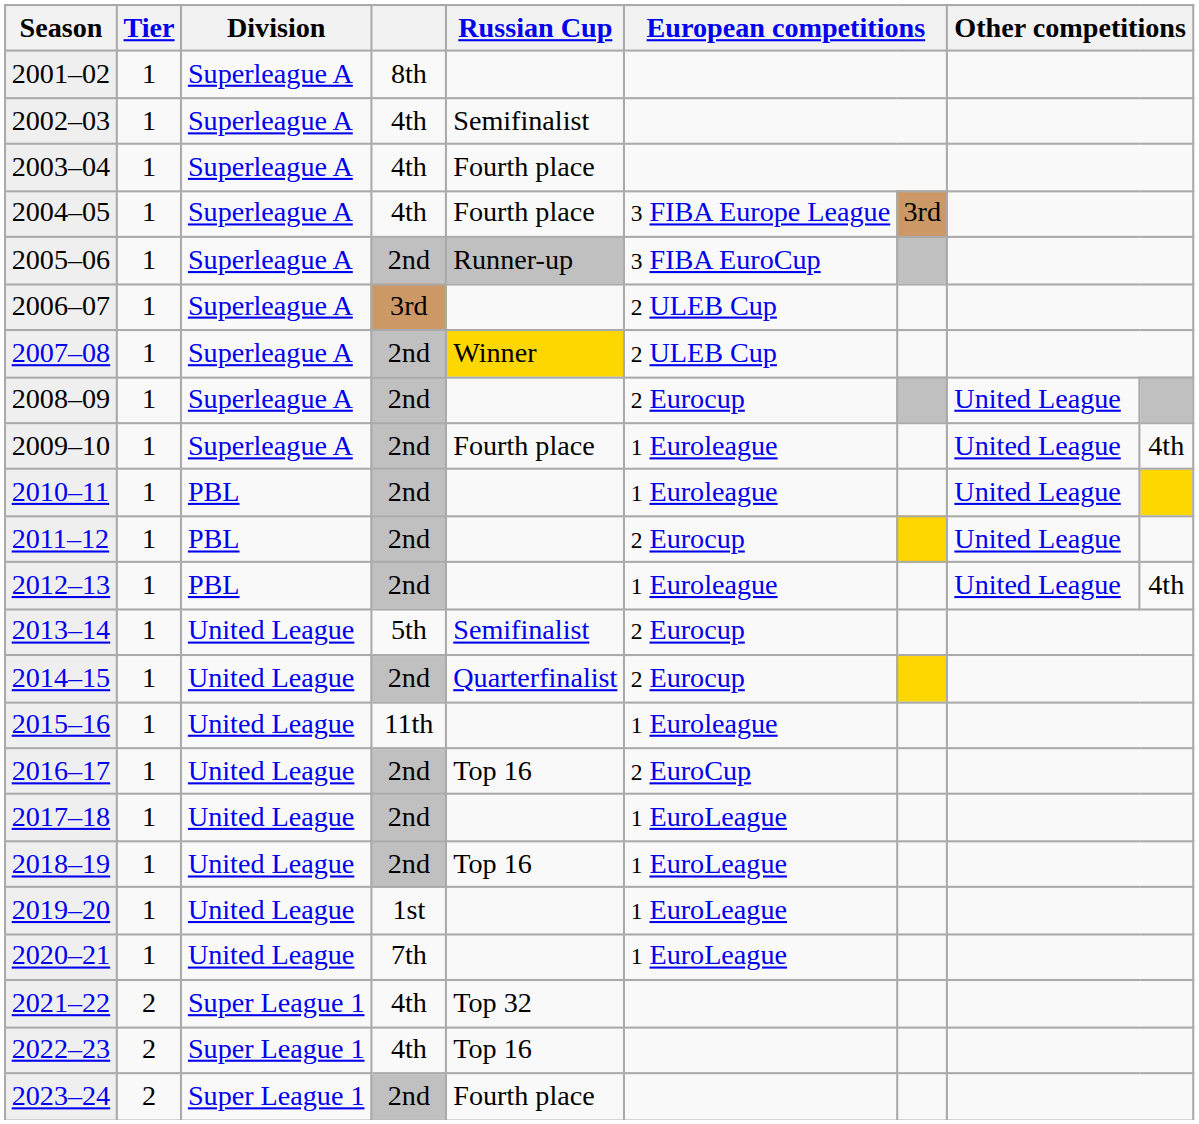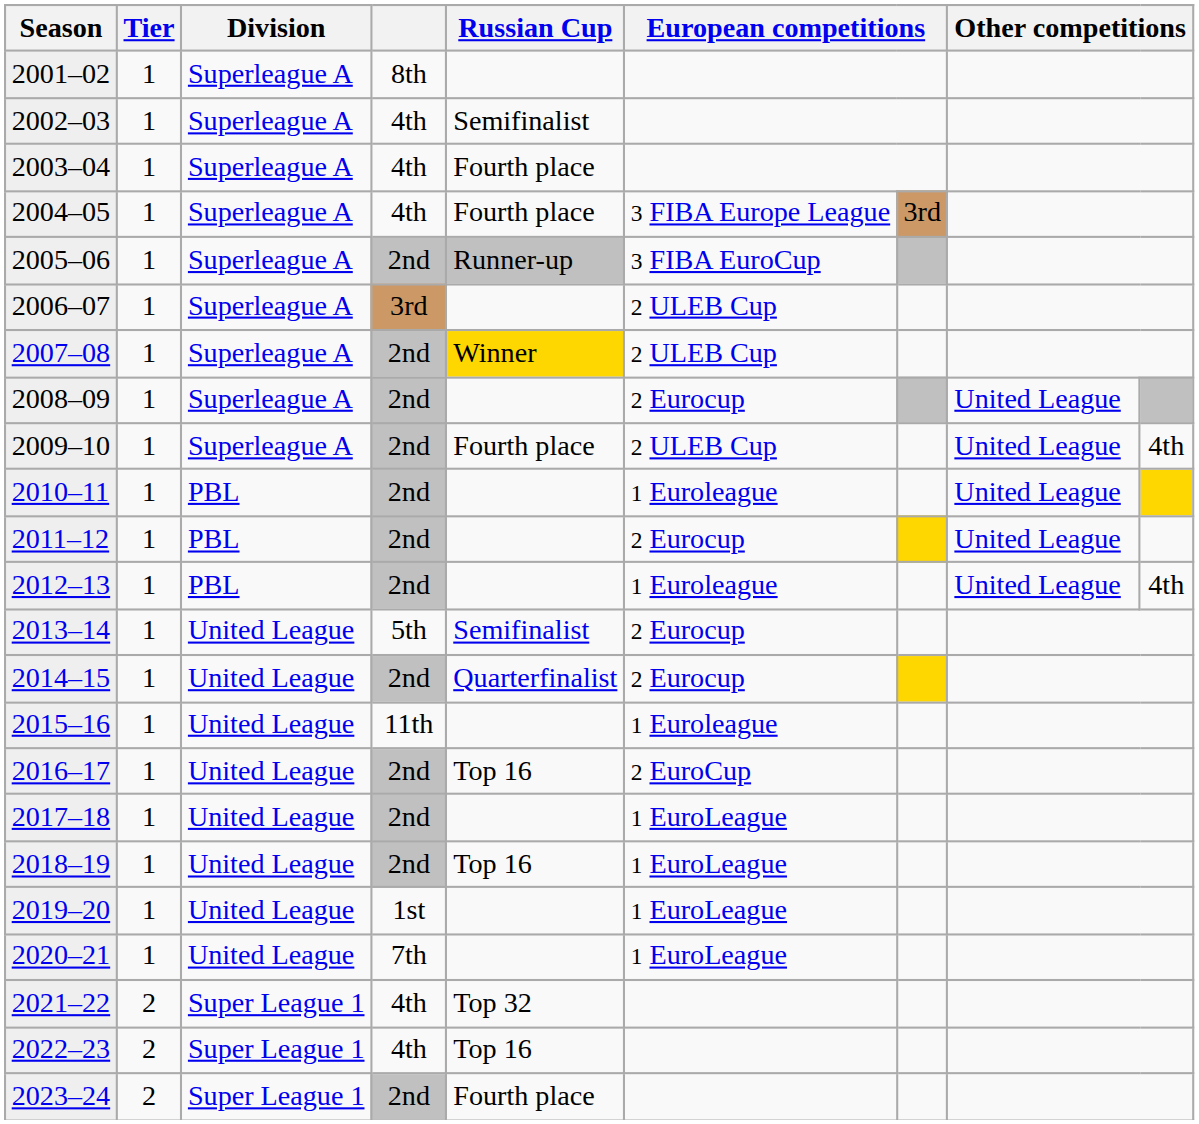(704, 445) 1 Euroleague -> (704, 445) 2 ULEB Cup
